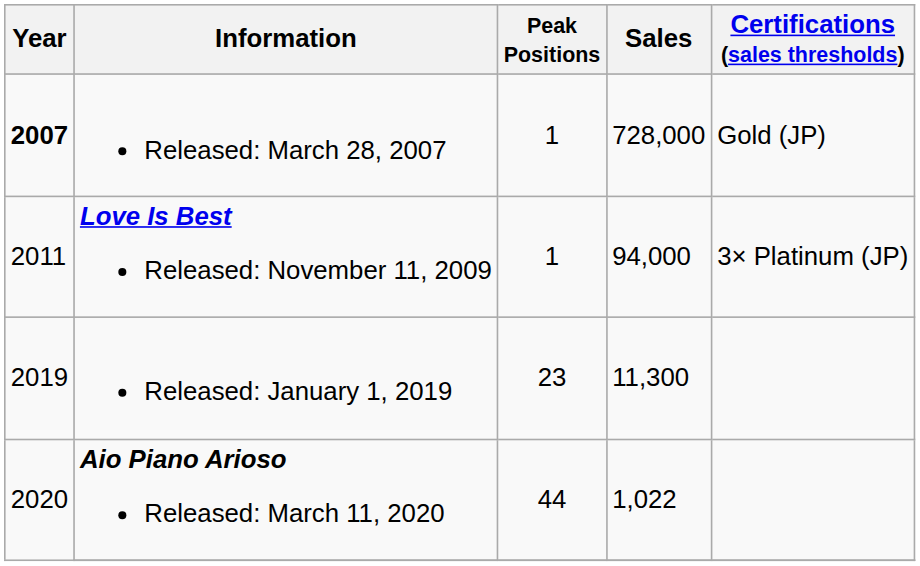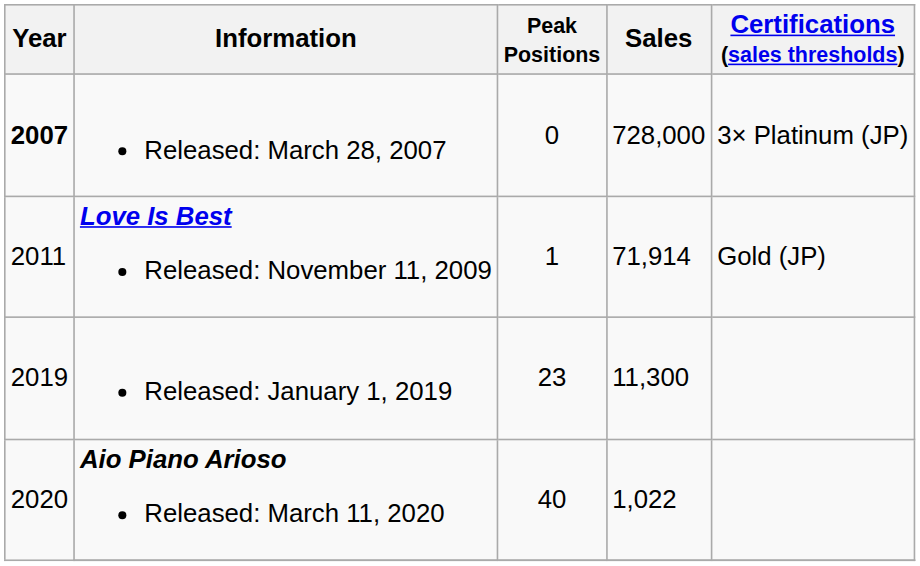(552, 135) 1 -> (552, 135) 0
(772, 135) Gold (JP) -> (813, 135) 3× Platinum (JP)
(652, 256) 94,000 -> (652, 256) 71,914
(813, 256) 3× Platinum (JP) -> (772, 256) Gold (JP)
(552, 499) 44 -> (552, 499) 40
